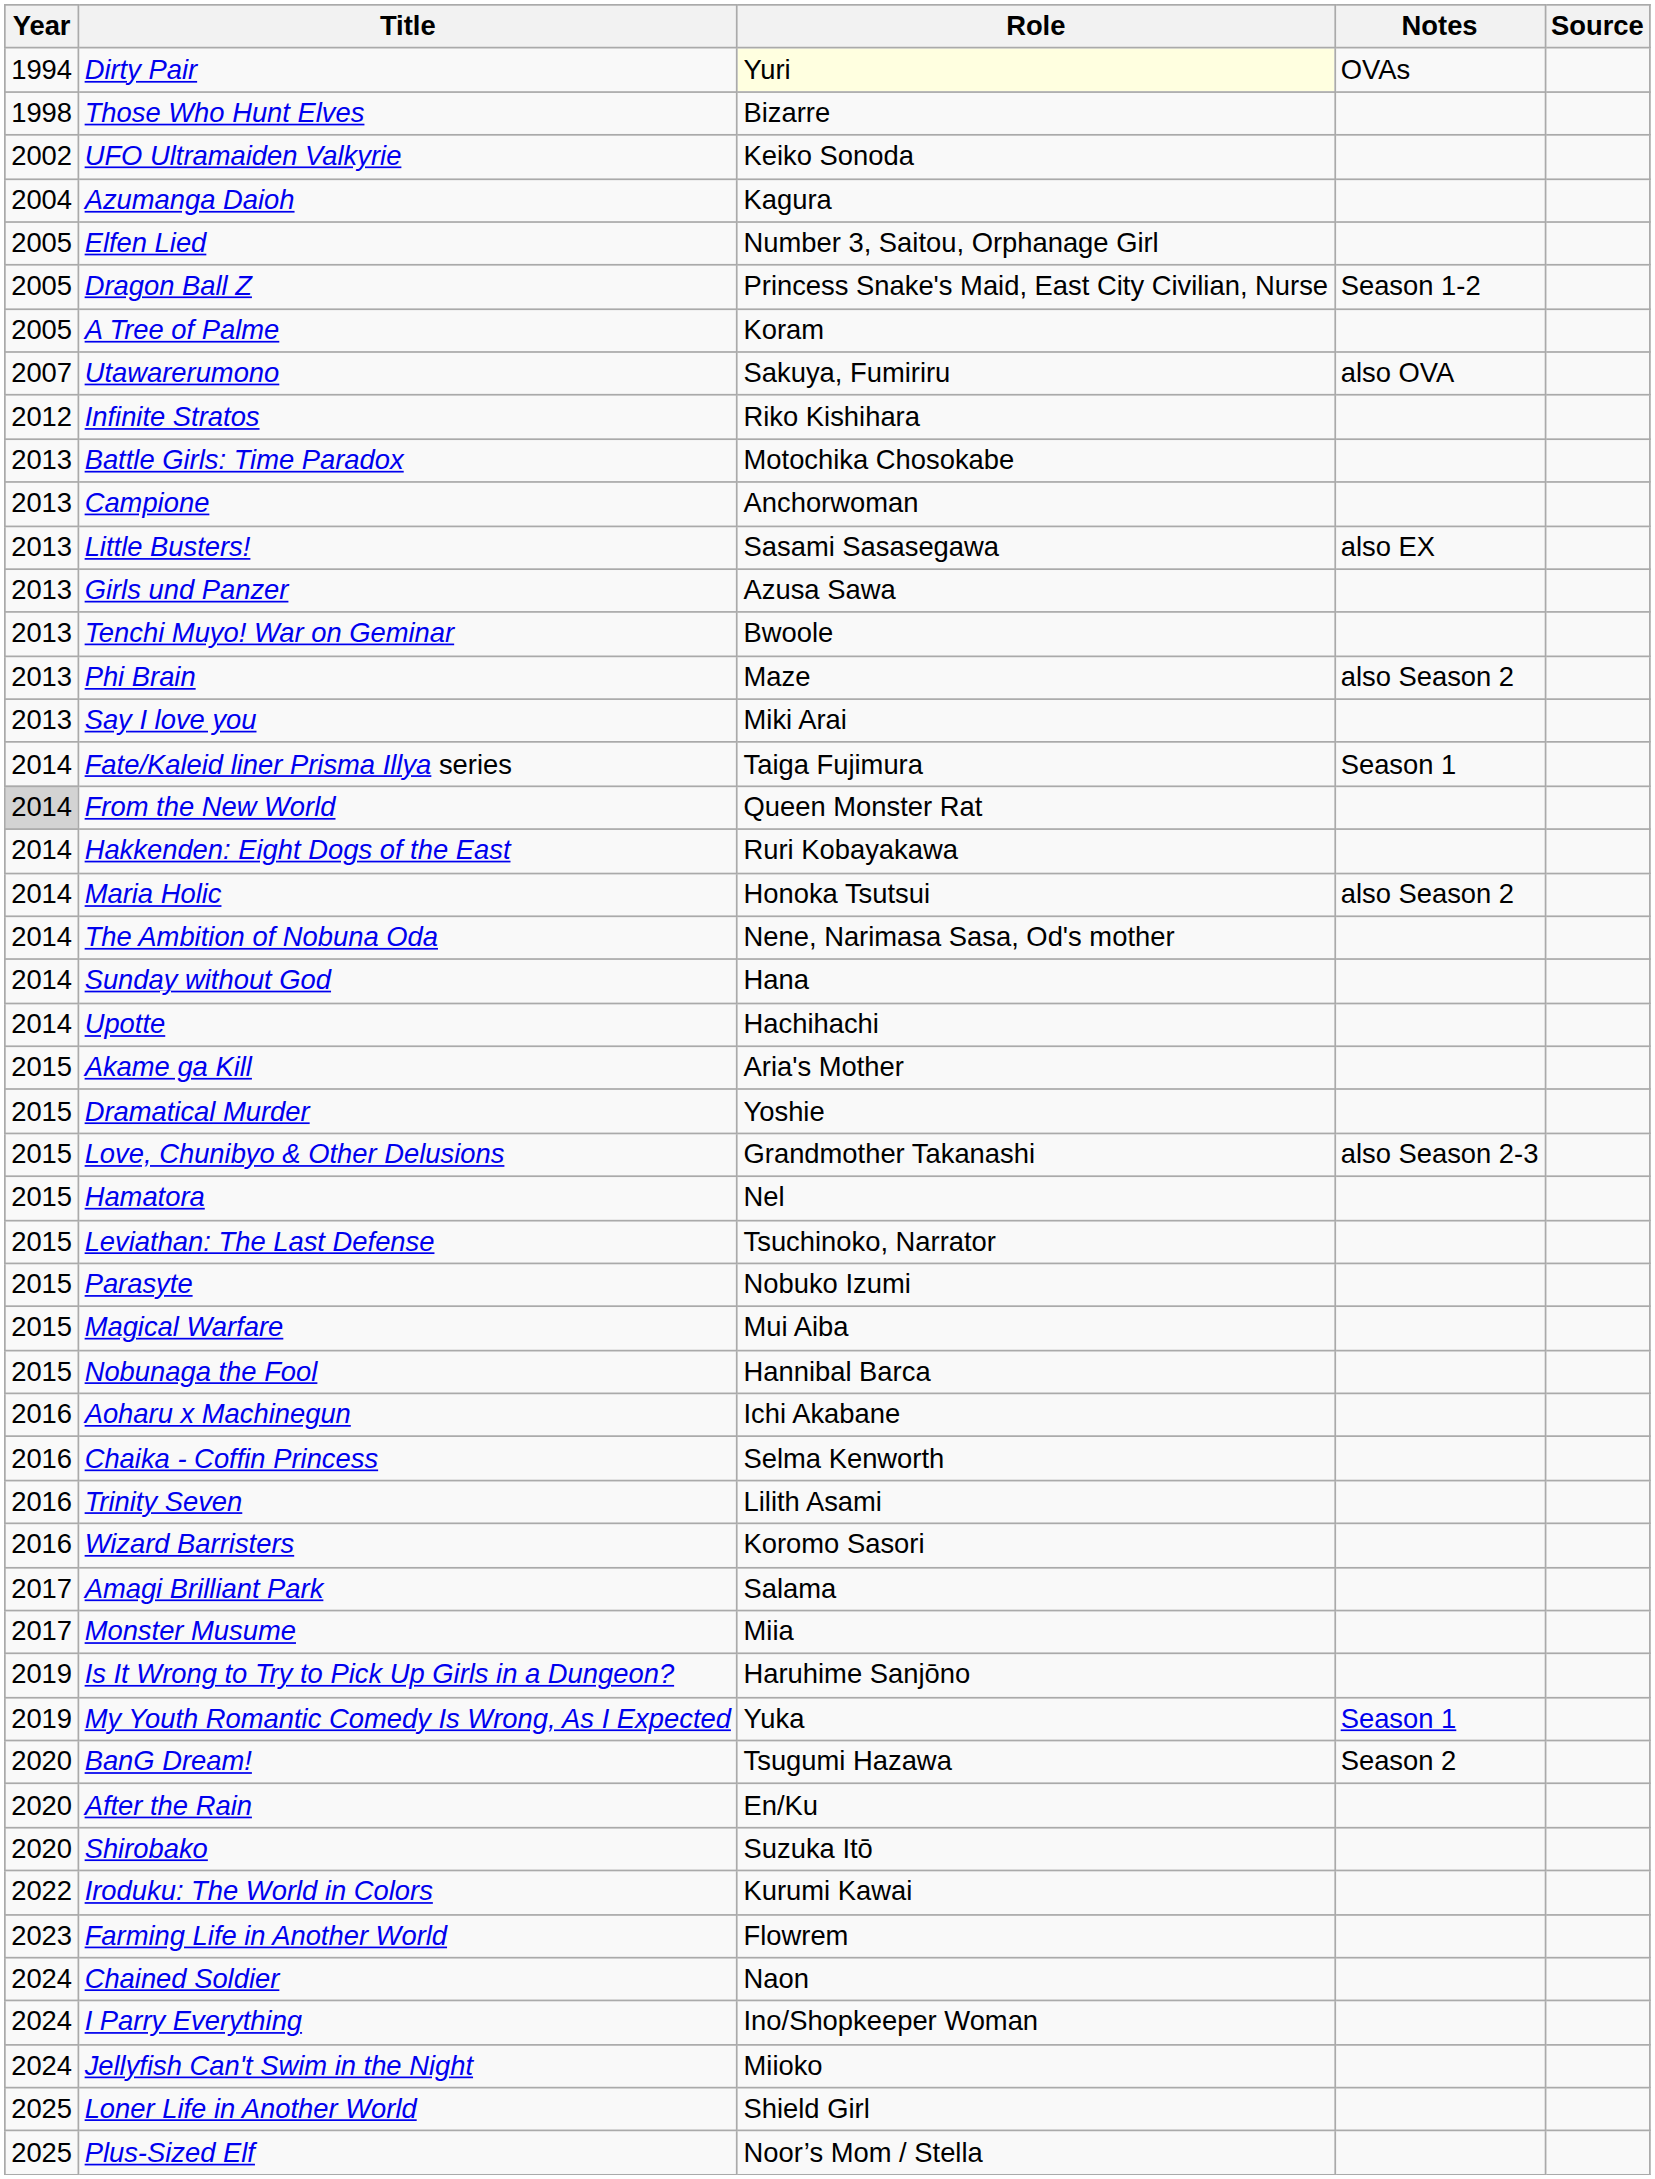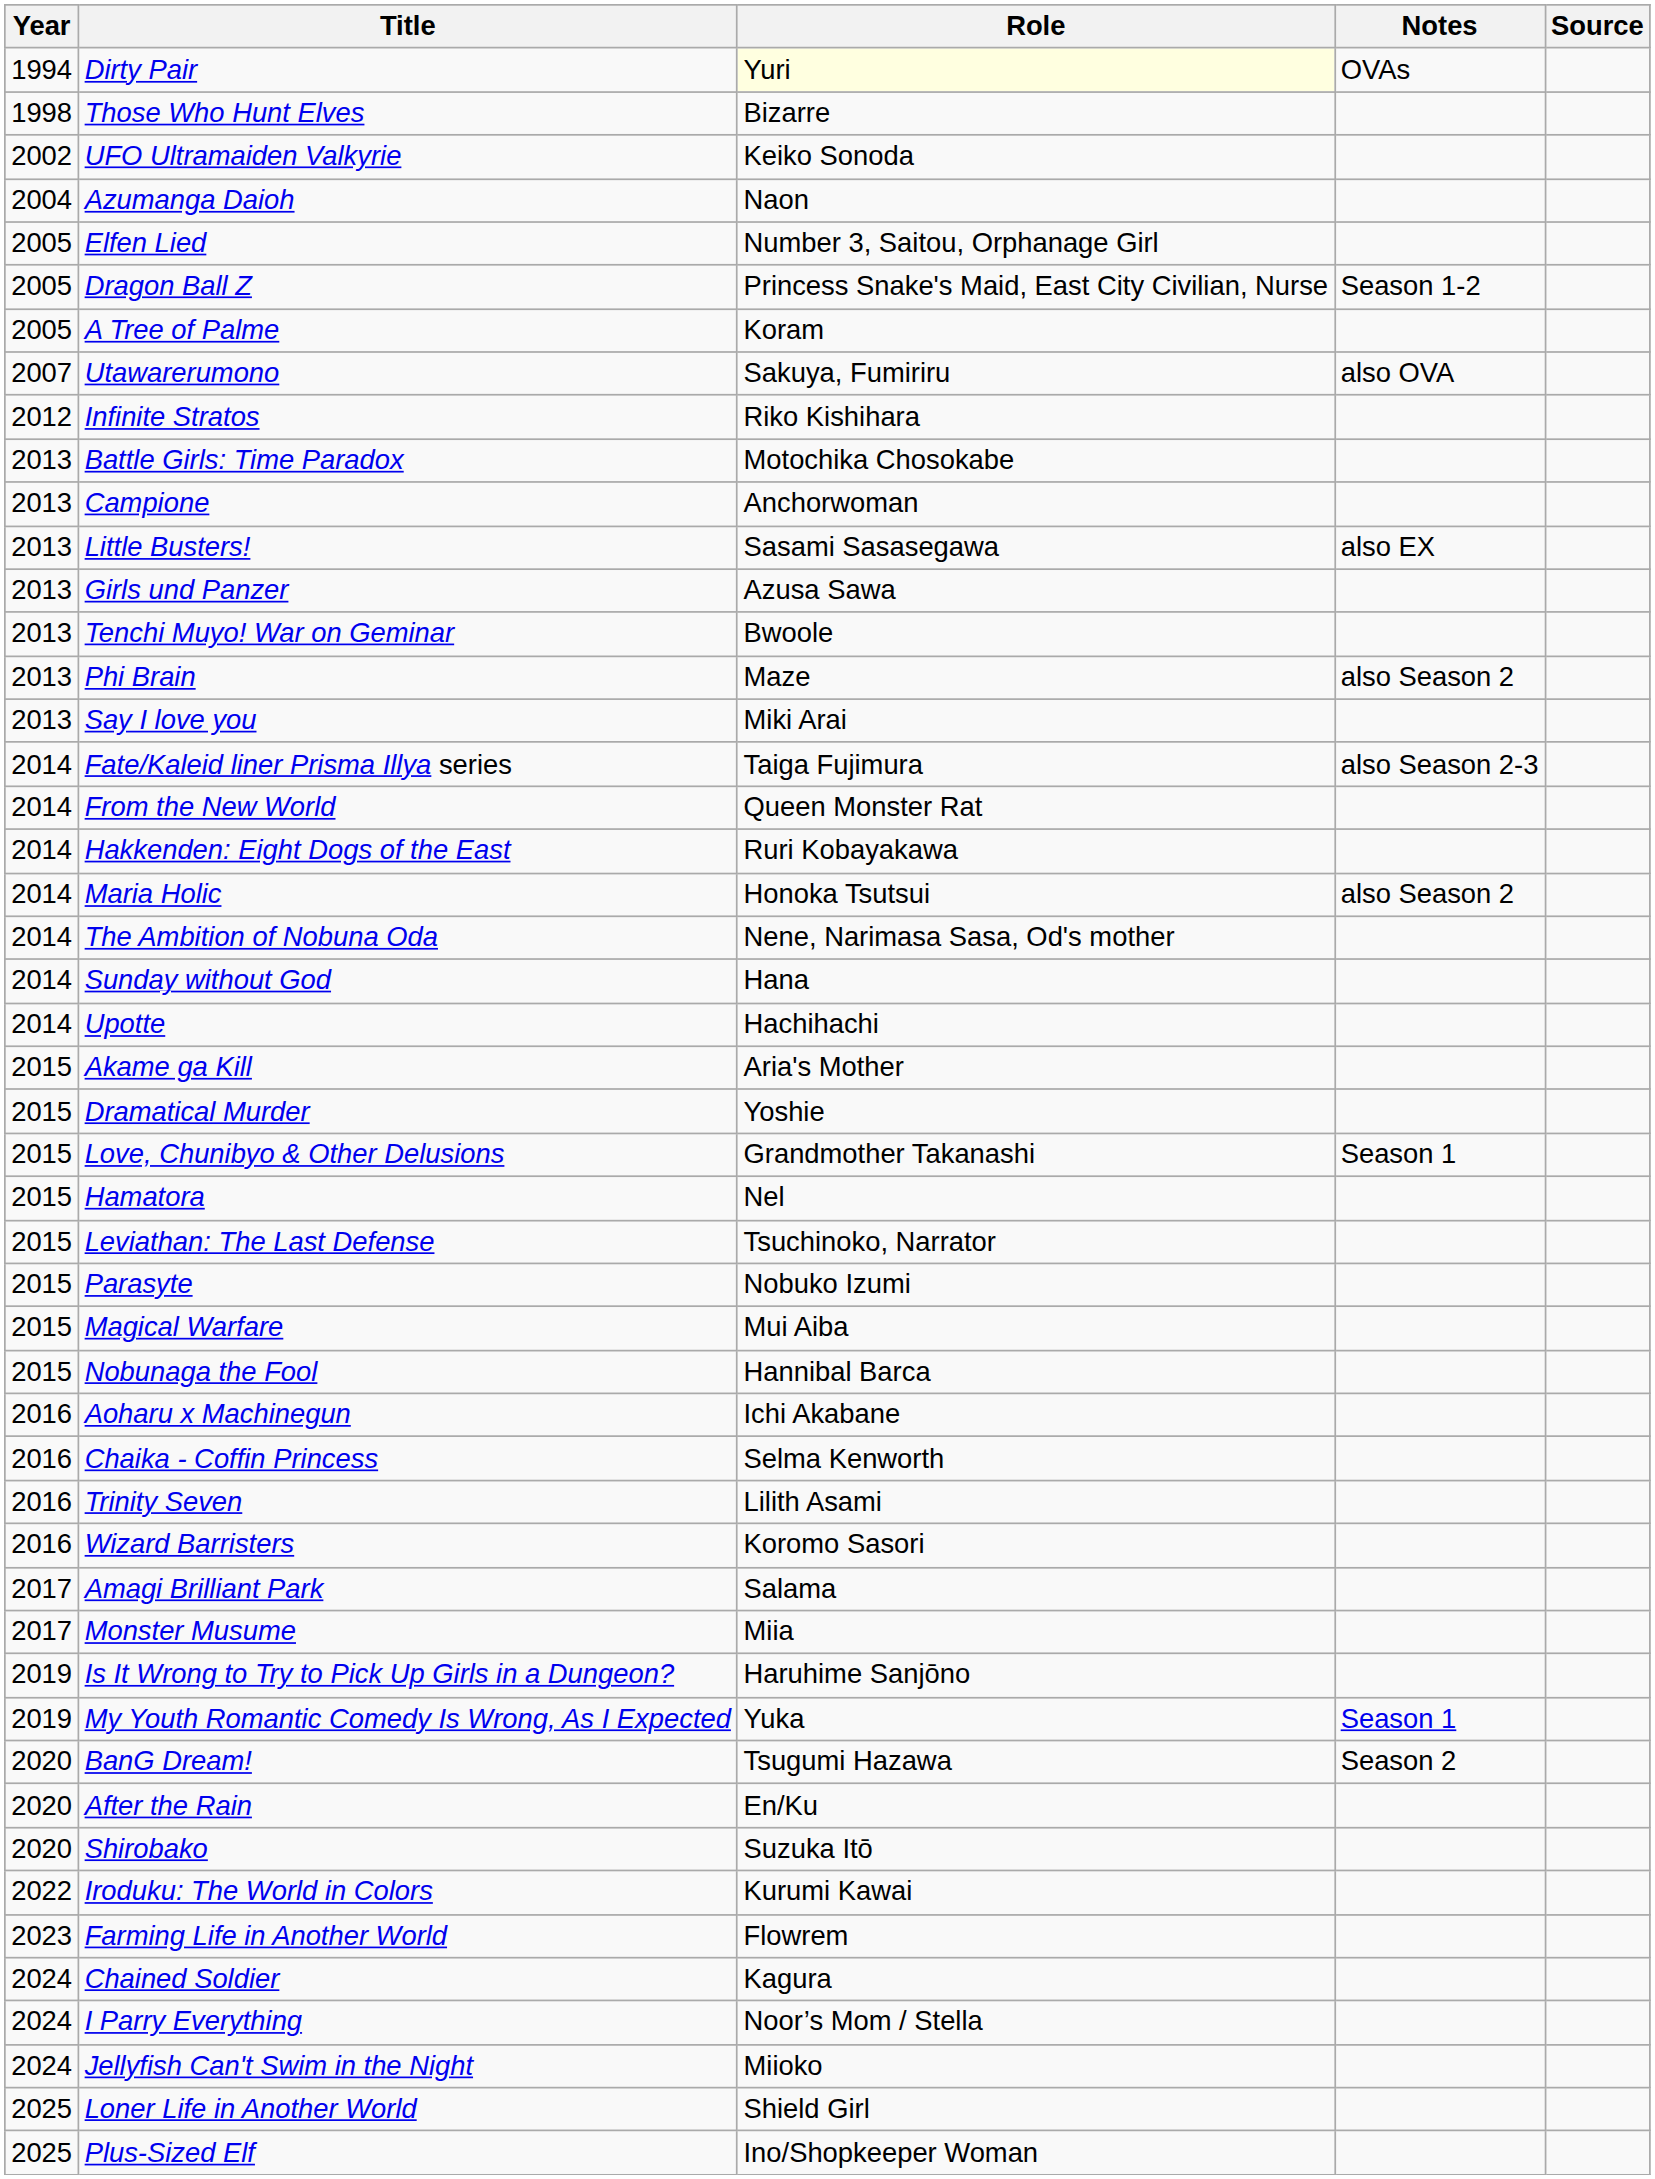(788, 199) Kagura -> (776, 199) Naon
(1398, 763) Season 1 -> (1440, 763) also Season 2-3
(42, 807) lightgrey background -> (42, 807) no background
(1440, 1154) also Season 2-3 -> (1398, 1154) Season 1
(776, 1978) Naon -> (788, 1978) Kagura
(891, 2022) Ino/Shopkeeper Woman -> (863, 2022) Noor’s Mom / Stella
(863, 2152) Noor’s Mom / Stella -> (891, 2152) Ino/Shopkeeper Woman
